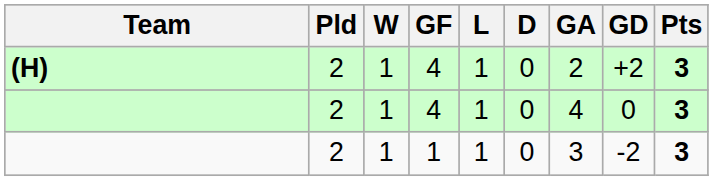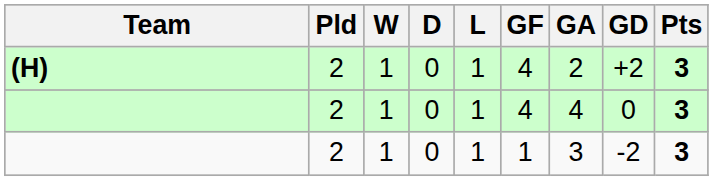columns swapped: (527, 25) <-> (434, 25)
